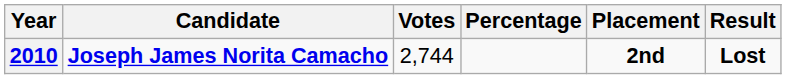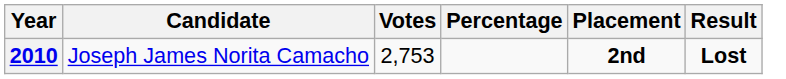(228, 55) bold -> (218, 55) normal
(427, 55) 2,744 -> (408, 55) 2,753
